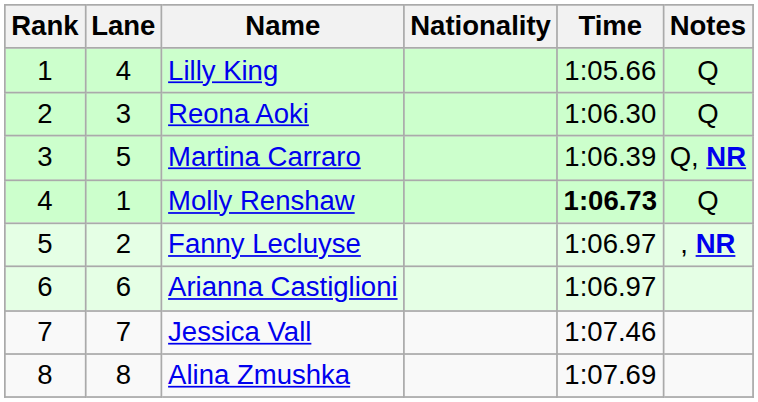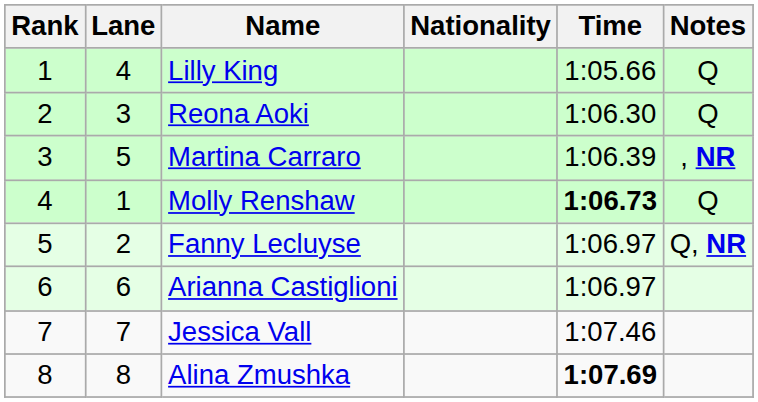(708, 157) Q, NR -> (708, 157) , NR
(708, 244) , NR -> (708, 244) Q, NR
(610, 375) normal -> (610, 375) bold
